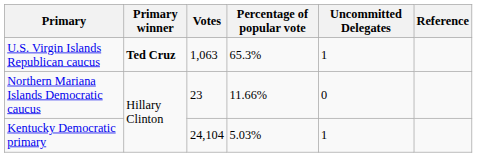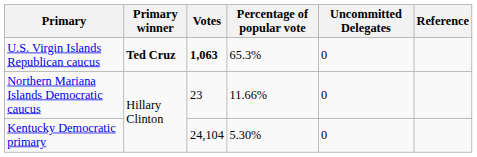(204, 54) normal -> (204, 54) bold
(324, 54) 1 -> (324, 54) 0
(245, 135) 5.03% -> (245, 135) 5.30%
(324, 135) 1 -> (324, 135) 0
